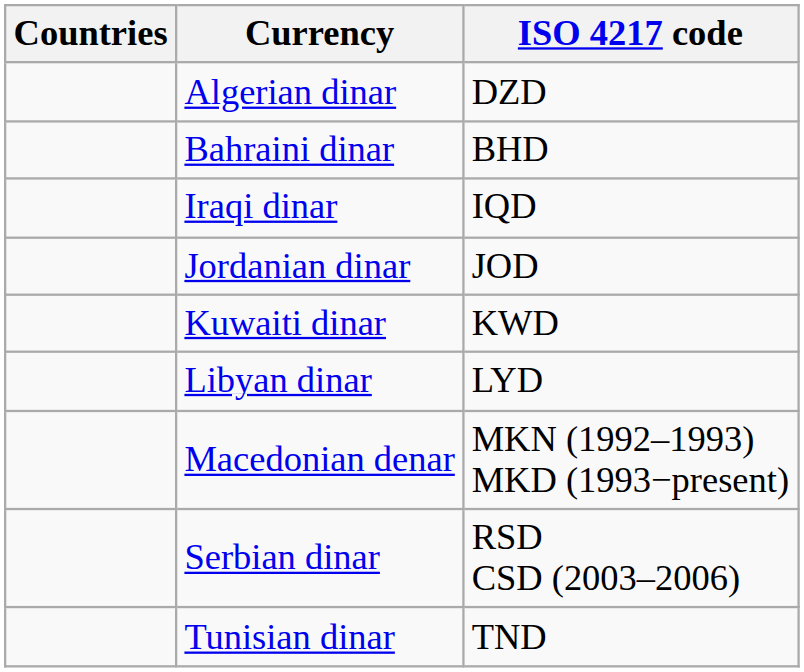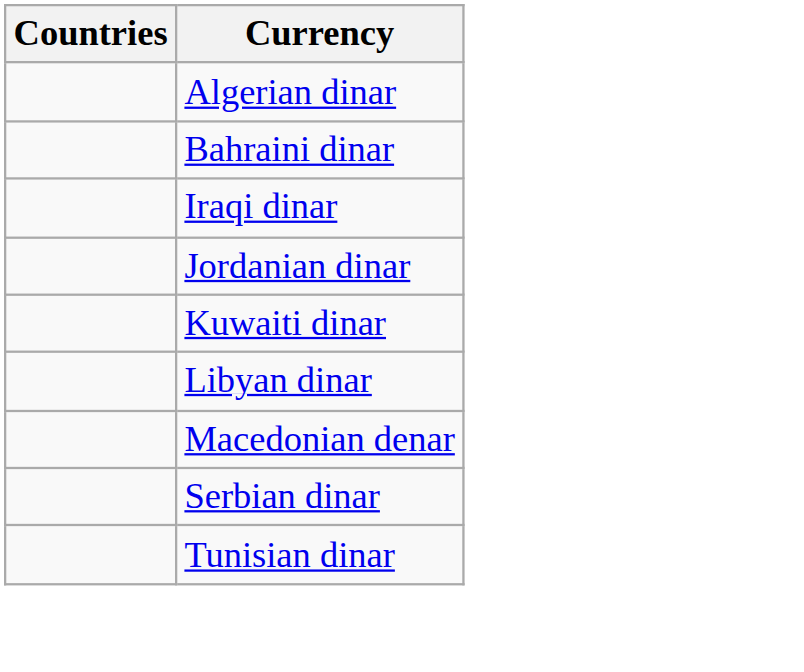- column: (630, 33)
